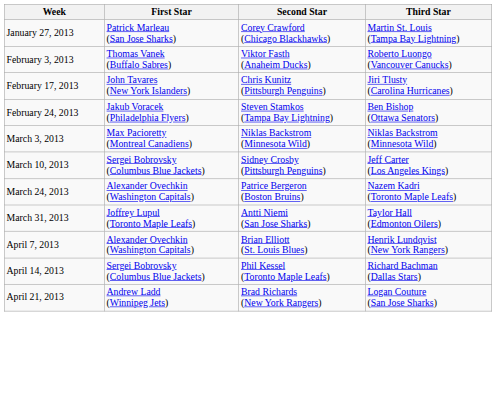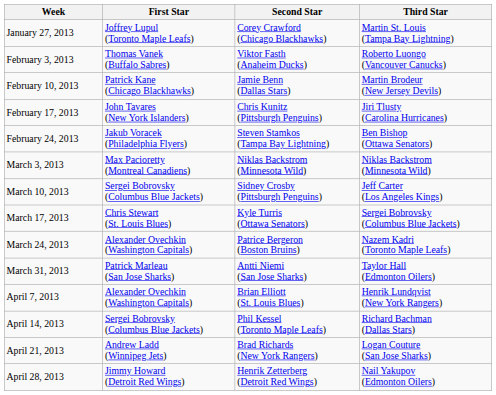(141, 33) Patrick Marleau (San Jose Sharks) -> (149, 33) Joffrey Lupul (Toronto Maple Leafs)
+ row: (42, 86)
+ row: (38, 218)
(151, 218) Joffrey Lupul (Toronto Maple Leafs) -> (140, 271) Patrick Marleau (San Jose Sharks)
+ row: (35, 377)
